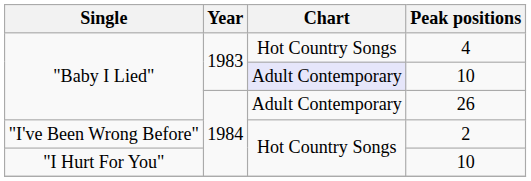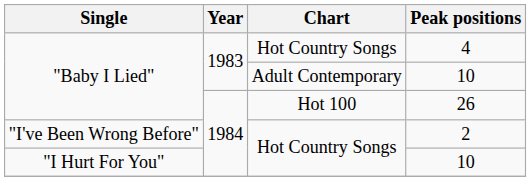(327, 76) lavender background -> (327, 76) no background
(327, 104) Adult Contemporary -> (327, 104) Hot 100
